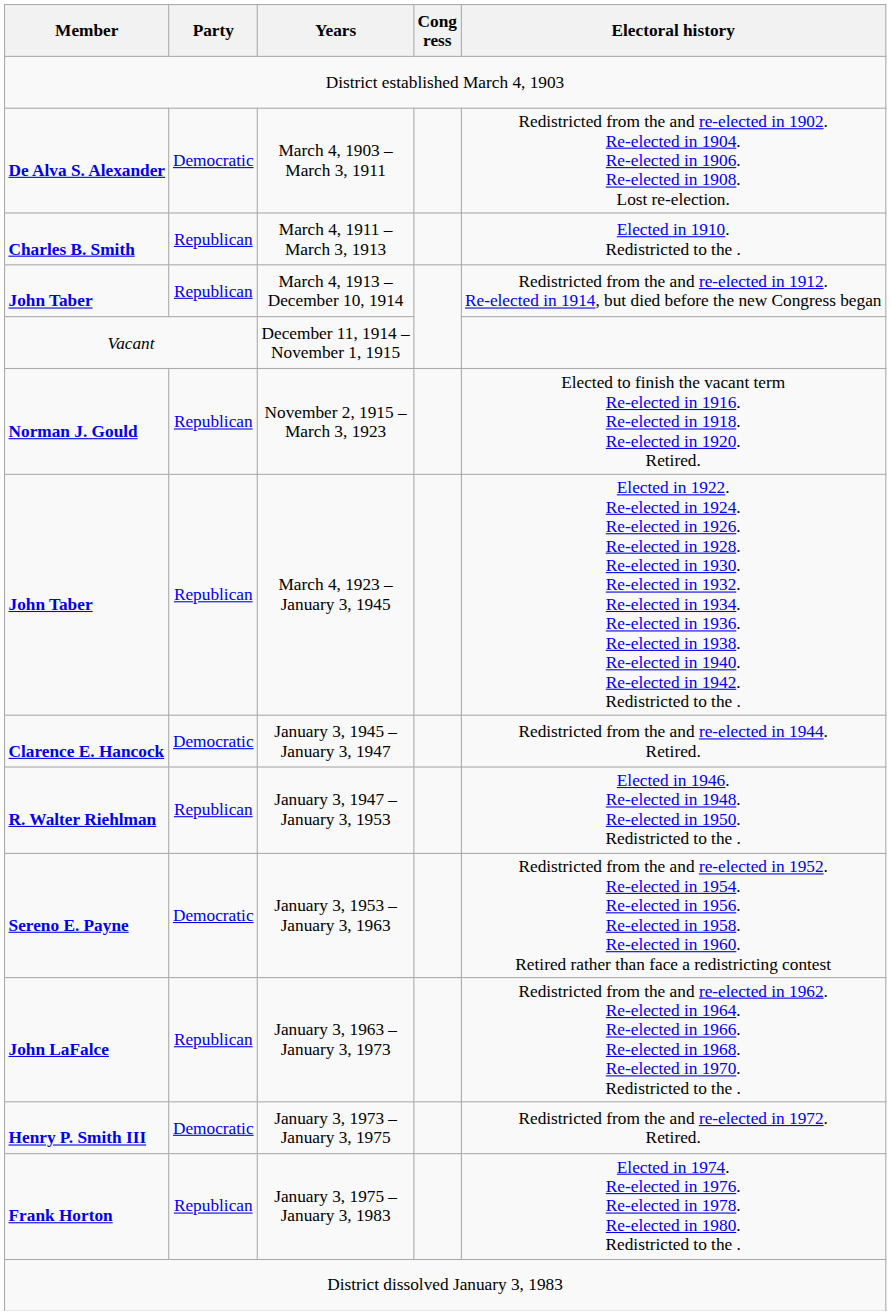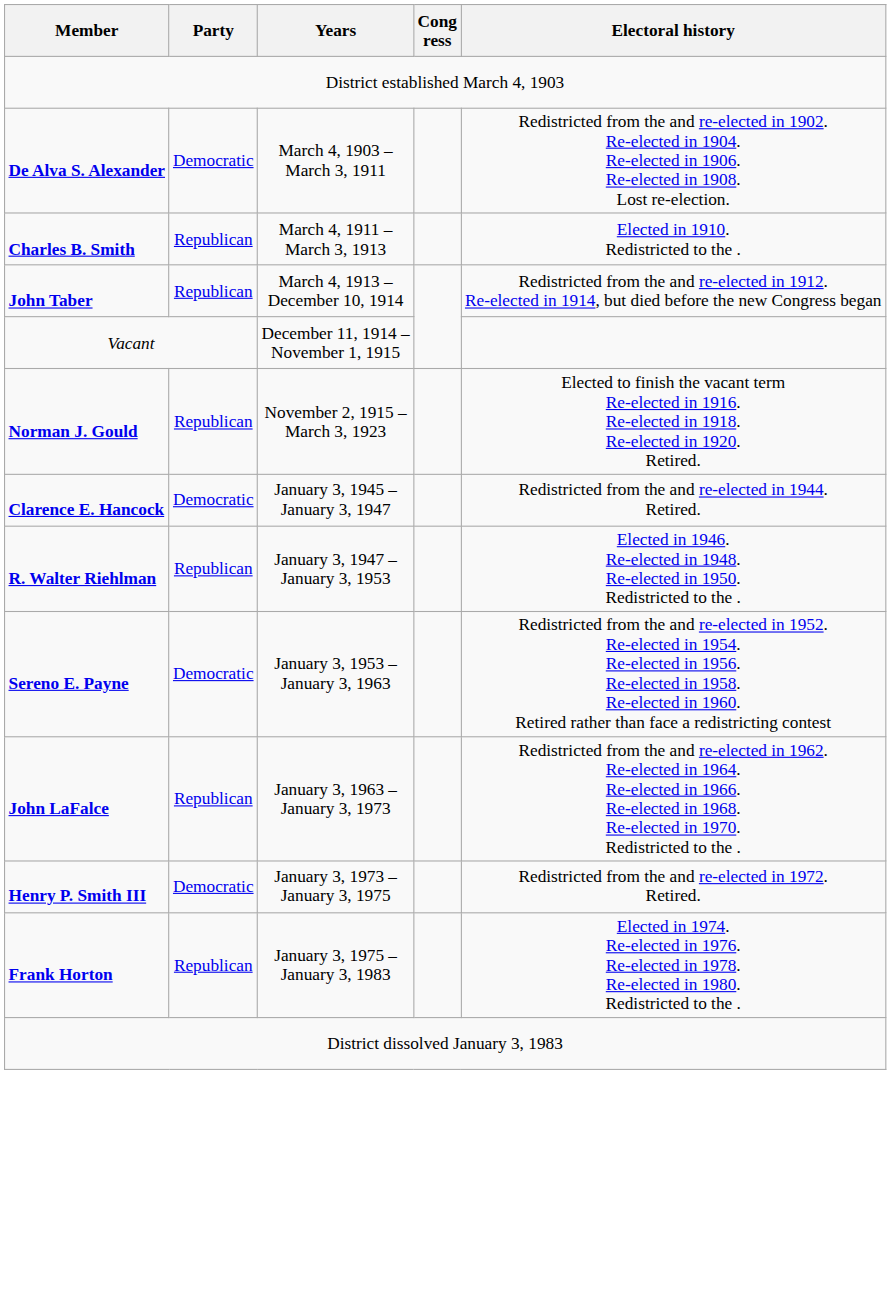- row: (336, 594)
